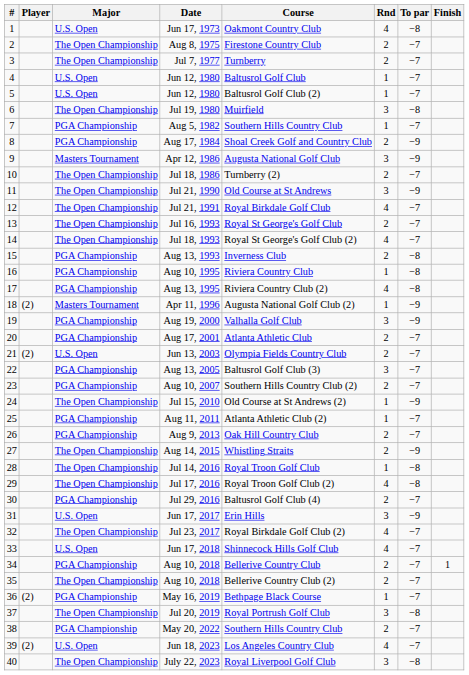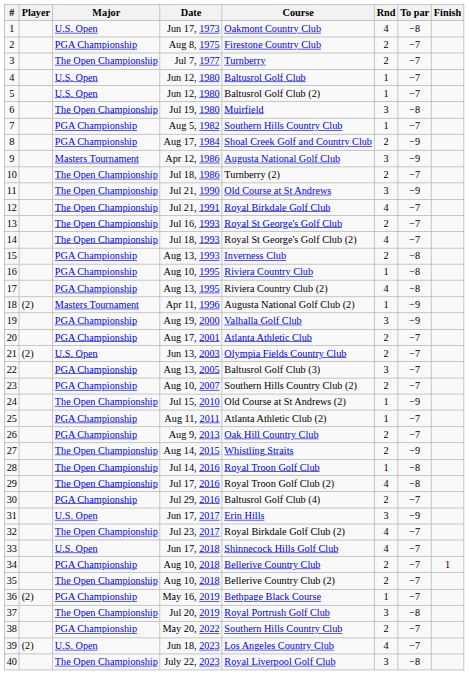(106, 45) The Open Championship -> (96, 45) PGA Championship
